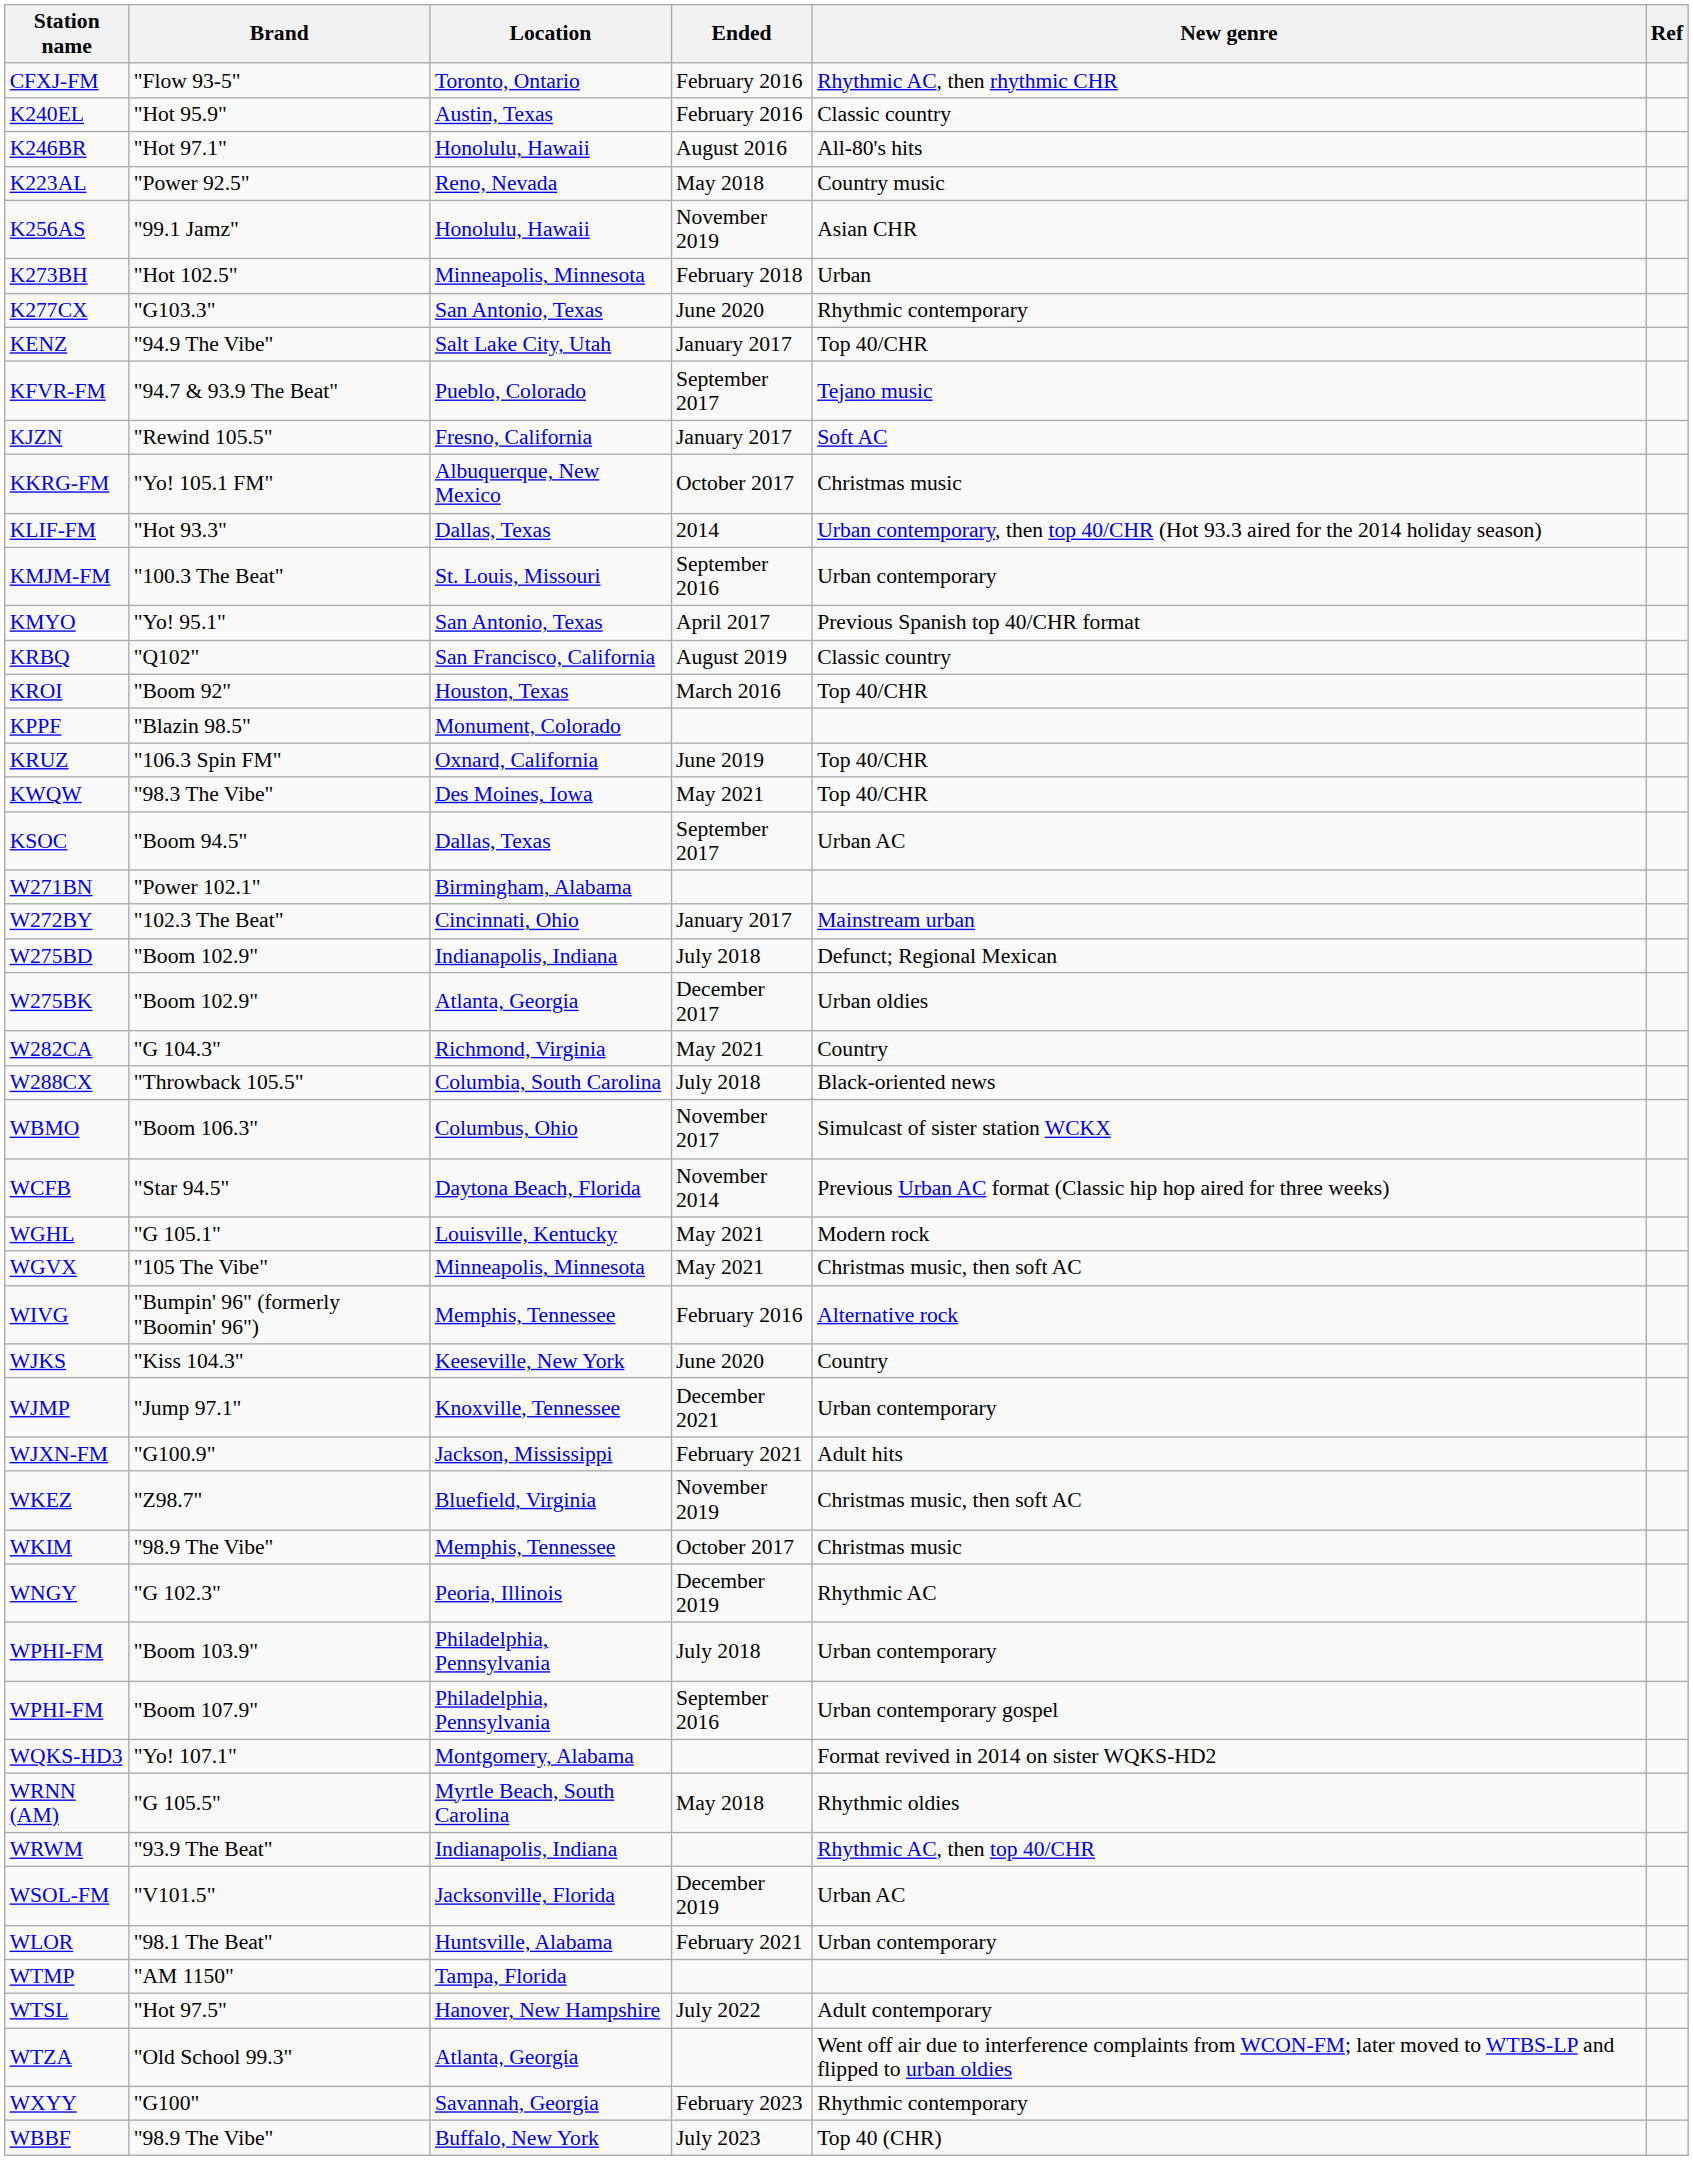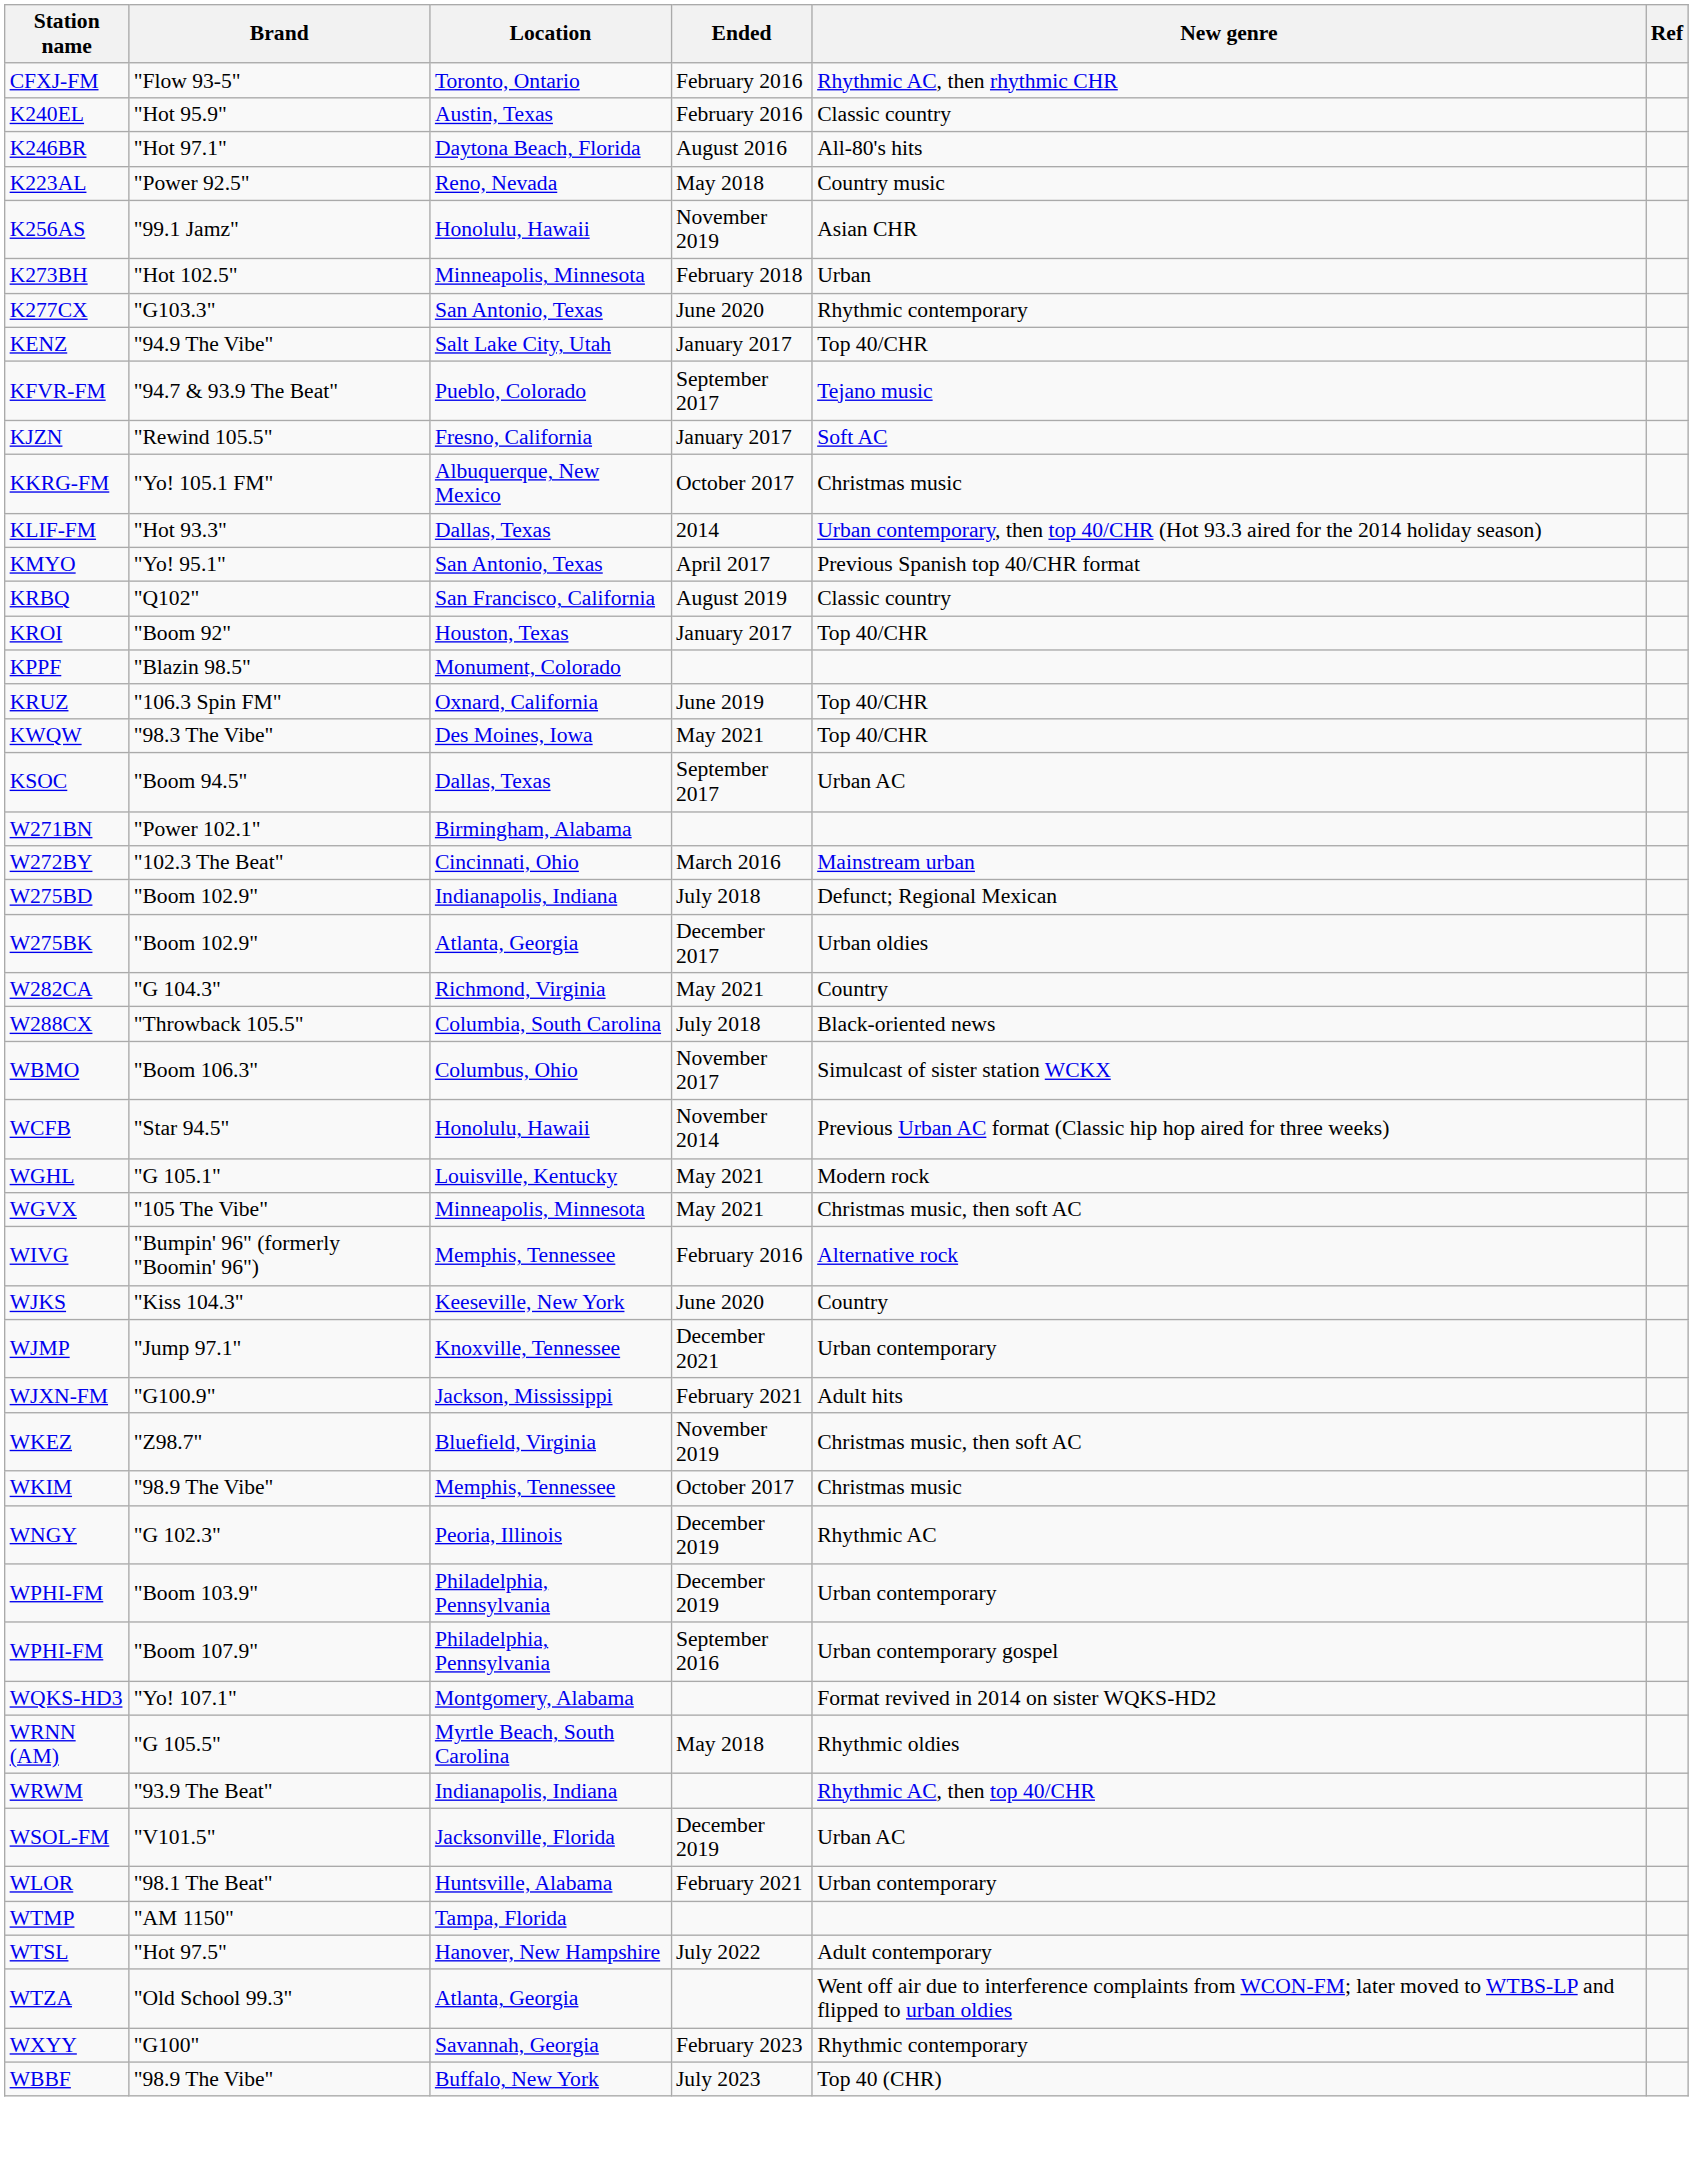(512, 148) Honolulu, Hawaii -> (538, 148) Daytona Beach, Florida
- row: (60, 576)
(728, 691) March 2016 -> (734, 632) January 2017
(734, 921) January 2017 -> (728, 862) March 2016
(538, 1187) Daytona Beach, Florida -> (512, 1128) Honolulu, Hawaii
(718, 1651) July 2018 -> (720, 1592) December 2019
